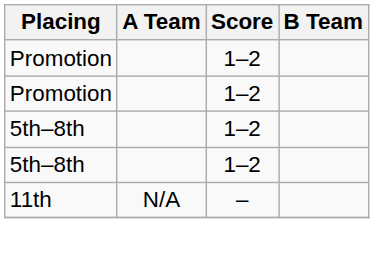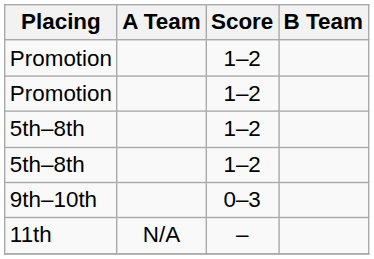+ row: (53, 199)
